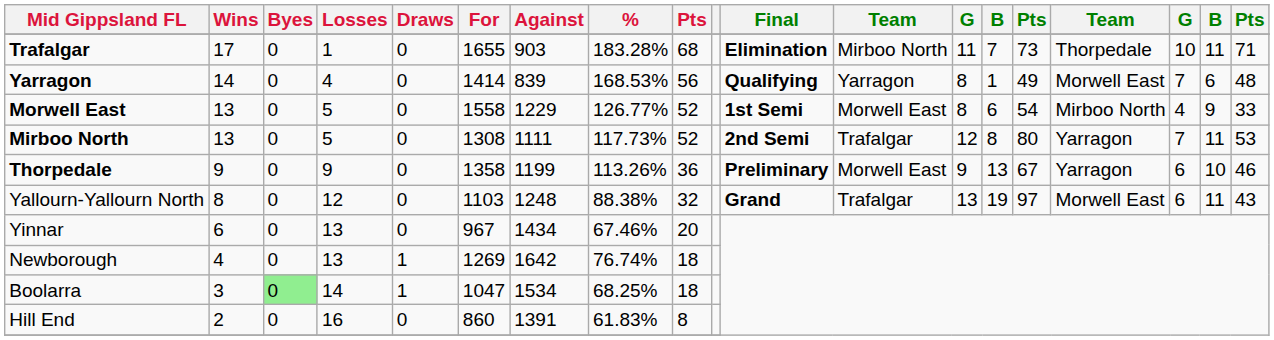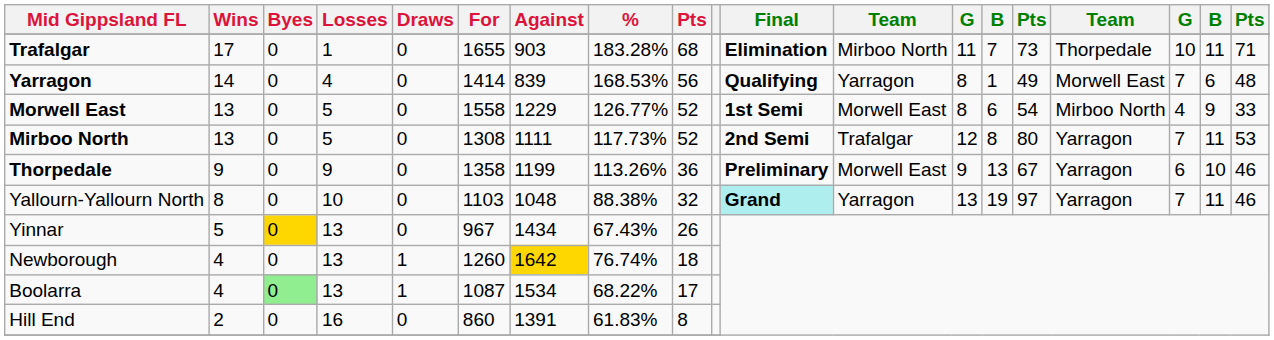(333, 199) 12 -> (333, 199) 10
(535, 199) 1248 -> (535, 199) 1048
(753, 199) no background -> (753, 199) paleturquoise background
(875, 199) Trafalgar -> (876, 199) Yarragon
(1110, 199) Morwell East -> (1094, 199) Yarragon
(1180, 199) 6 -> (1180, 199) 7
(1245, 199) 43 -> (1245, 199) 46
(219, 229) 6 -> (219, 229) 5
(273, 229) no background -> (273, 229) gold background
(625, 229) 67.46% -> (625, 229) 67.43%
(688, 229) 20 -> (688, 229) 26
(484, 259) 1269 -> (484, 259) 1260
(535, 259) no background -> (535, 259) gold background
(219, 289) 3 -> (219, 289) 4
(333, 289) 14 -> (333, 289) 13
(484, 289) 1047 -> (484, 289) 1087
(625, 289) 68.25% -> (625, 289) 68.22%
(688, 289) 18 -> (688, 289) 17
